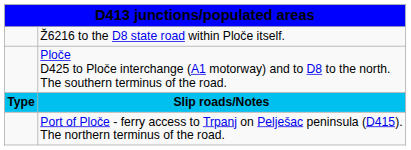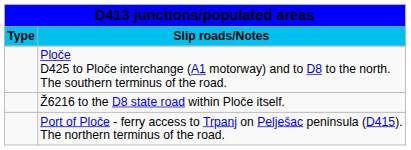rows swapped: (221, 102) <-> (163, 36)
